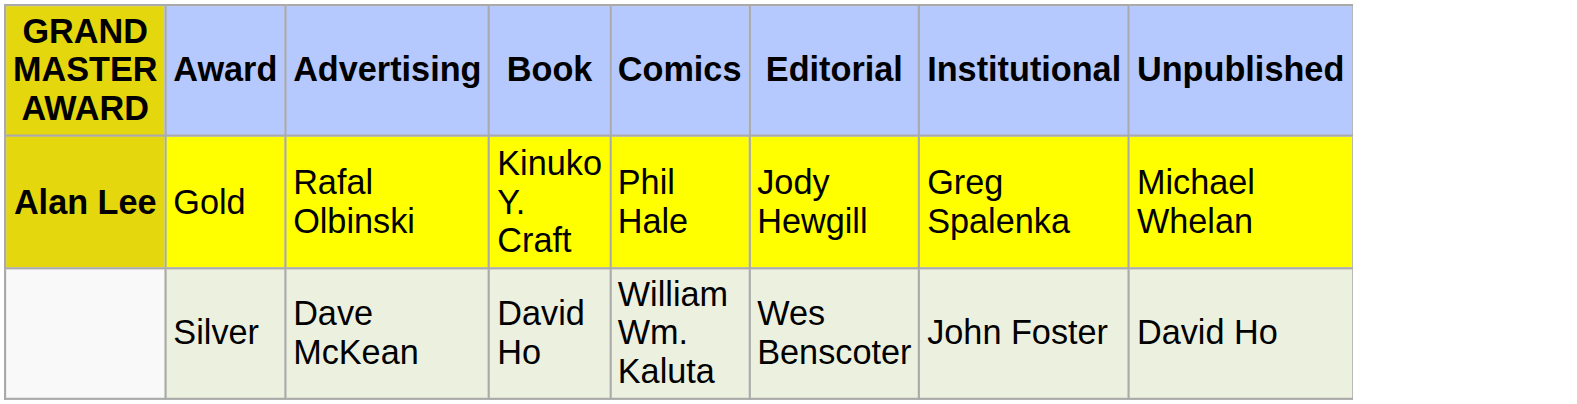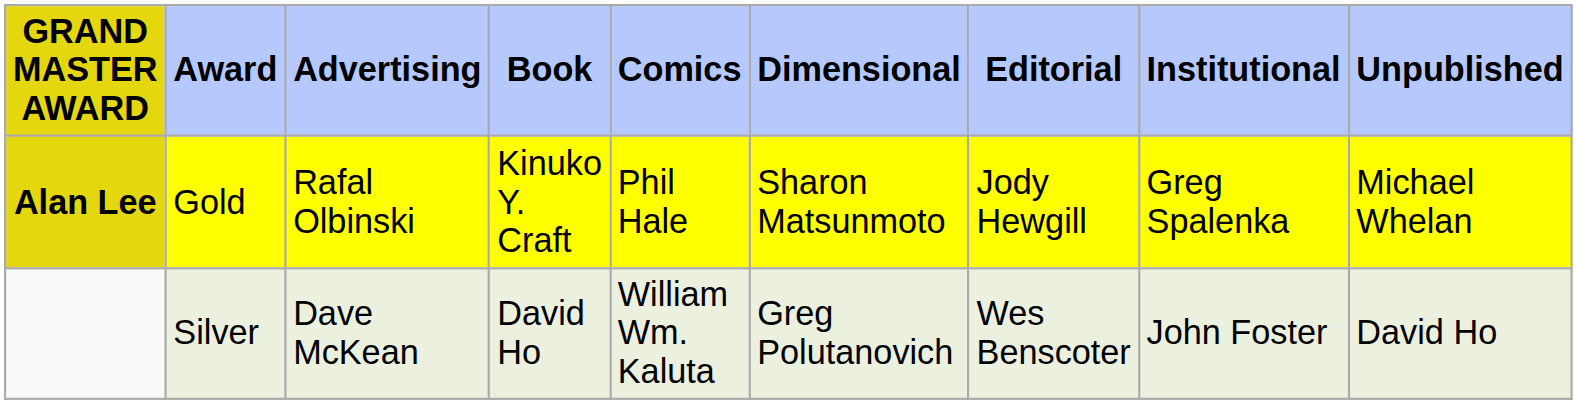+ column: (859, 70)
